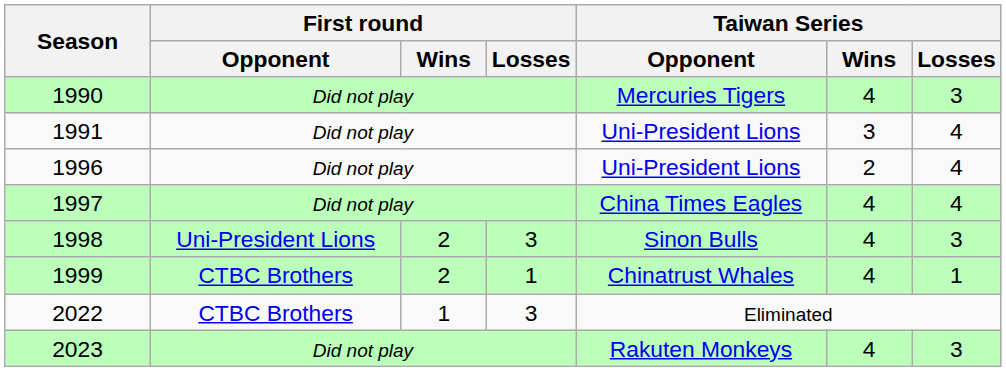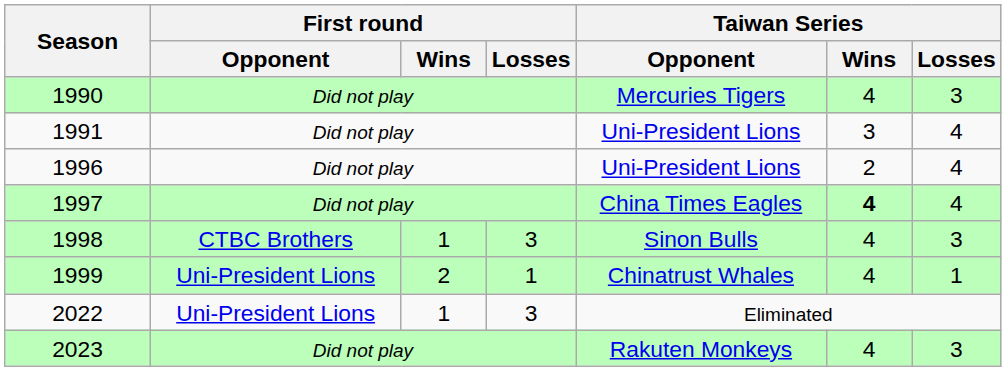(869, 203) normal -> (869, 203) bold
(276, 240) Uni-President Lions -> (276, 240) CTBC Brothers
(444, 240) 2 -> (444, 240) 1
(276, 276) CTBC Brothers -> (276, 276) Uni-President Lions
(276, 312) CTBC Brothers -> (276, 312) Uni-President Lions
